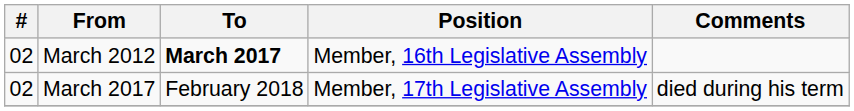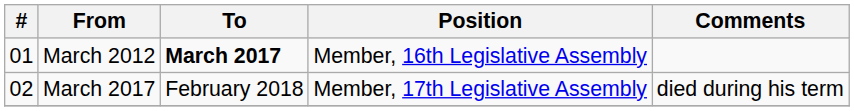(21, 55) 02 -> (21, 55) 01
